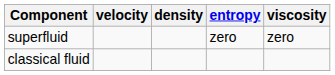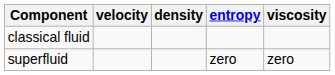rows swapped: (38, 37) <-> (49, 59)
